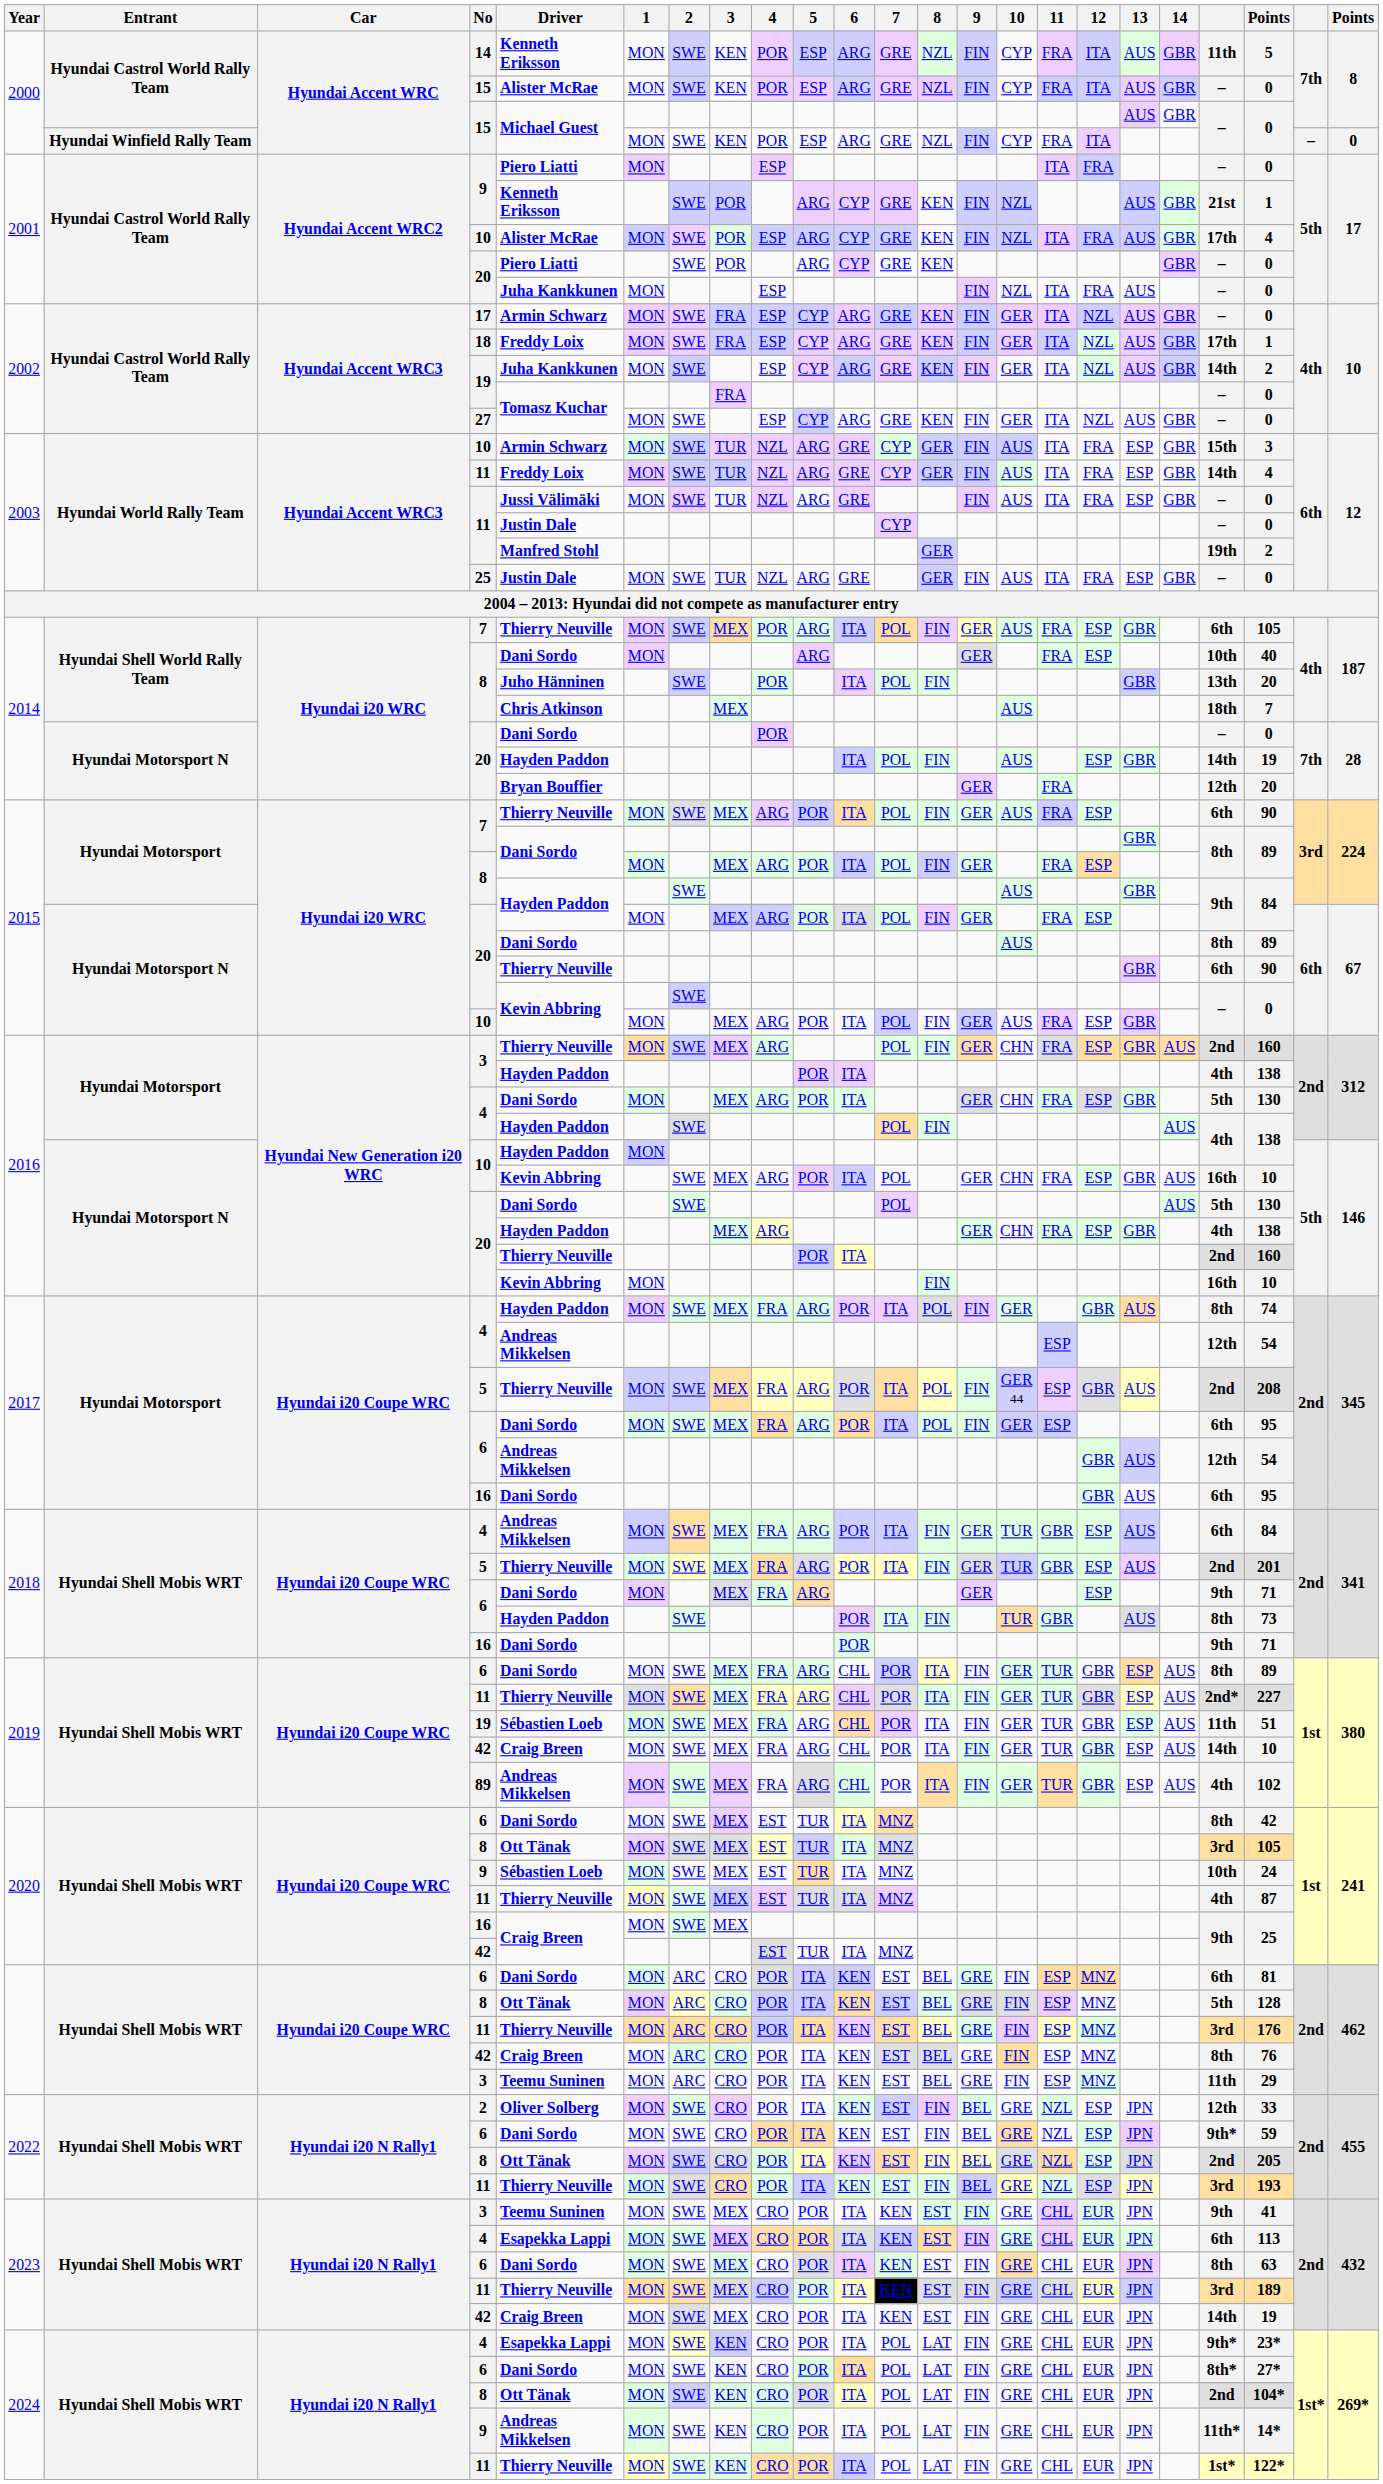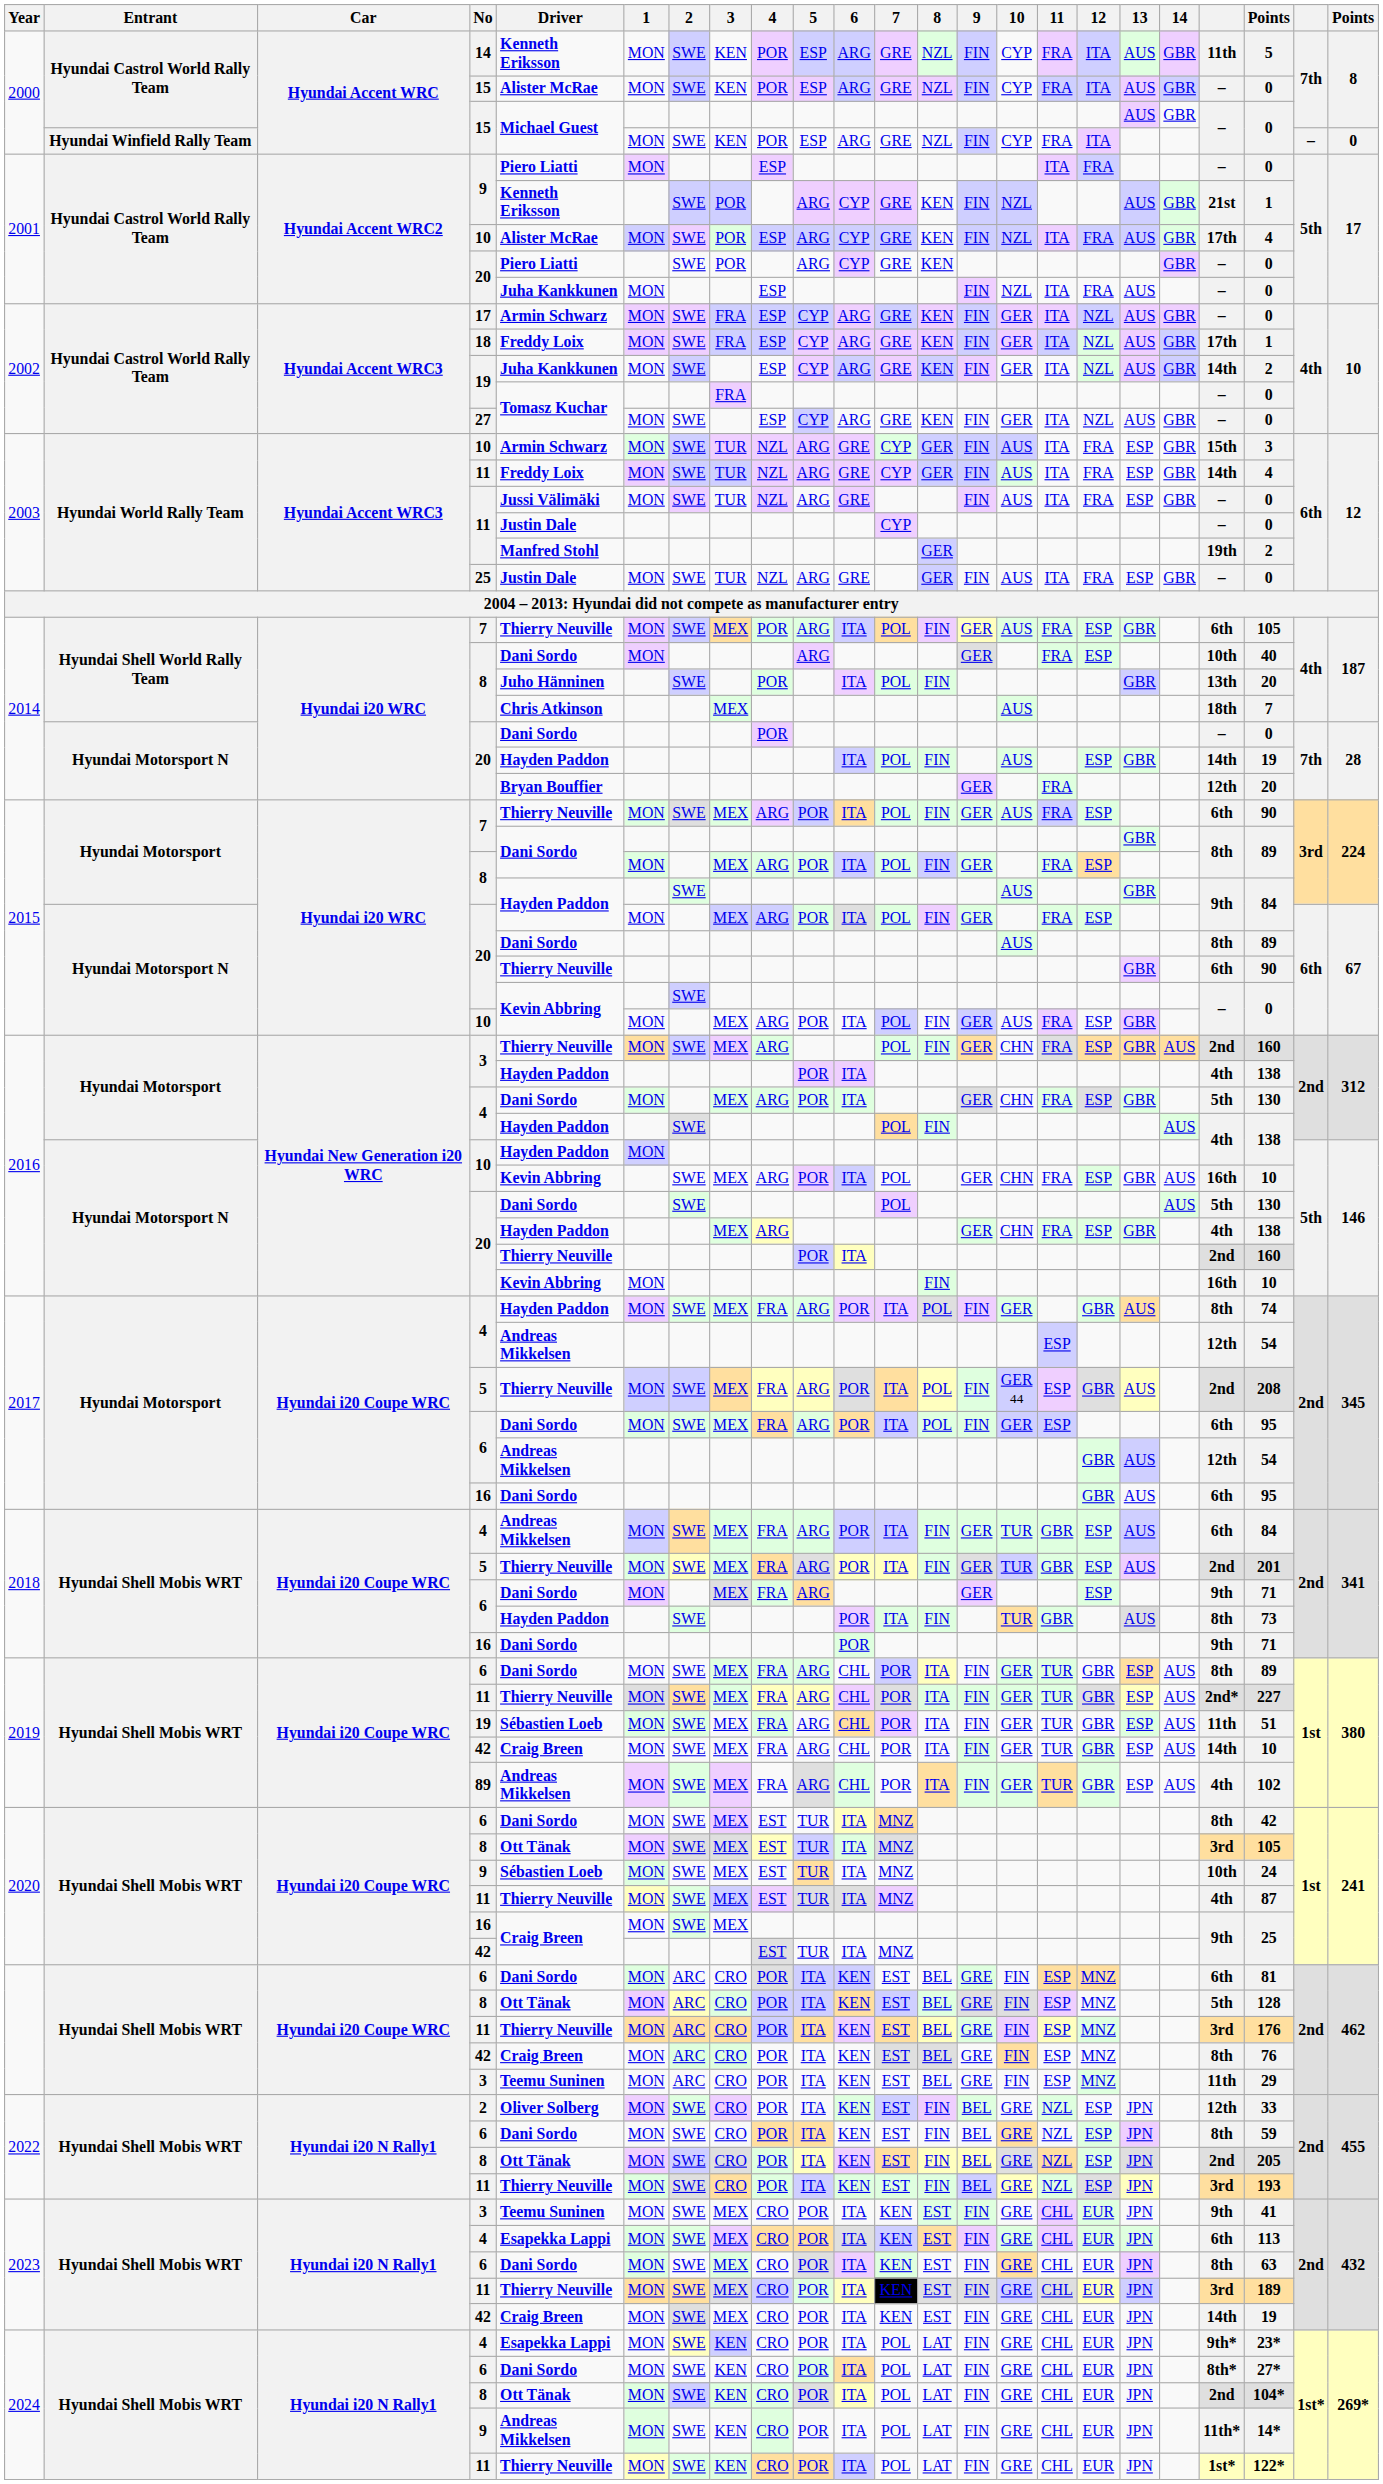(1222, 2134) 9th* -> (1222, 2134) 8th
